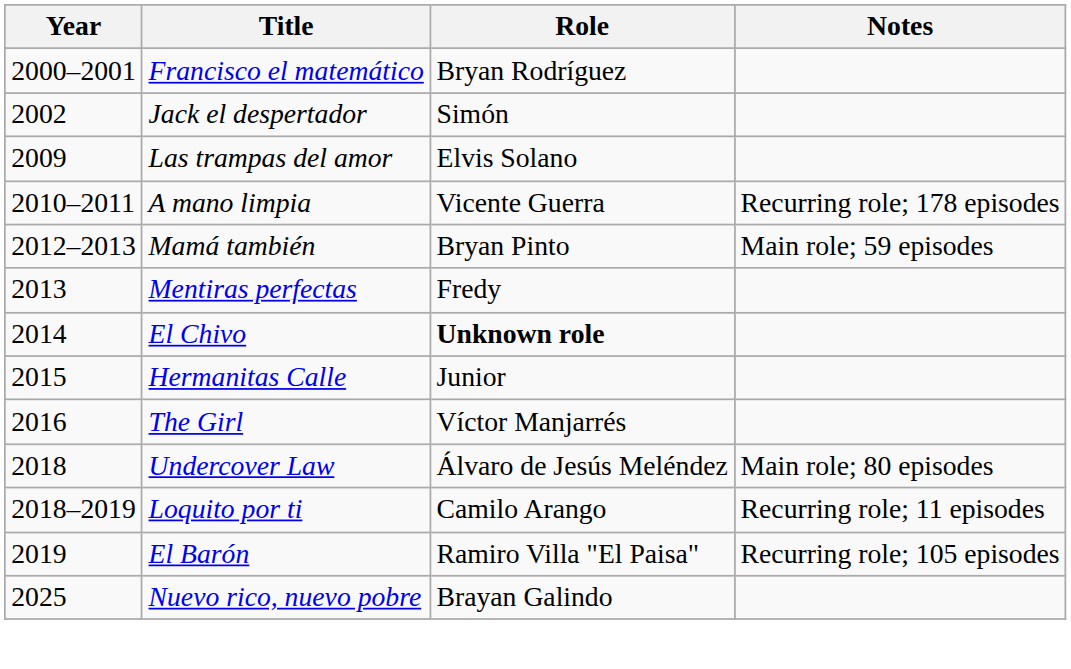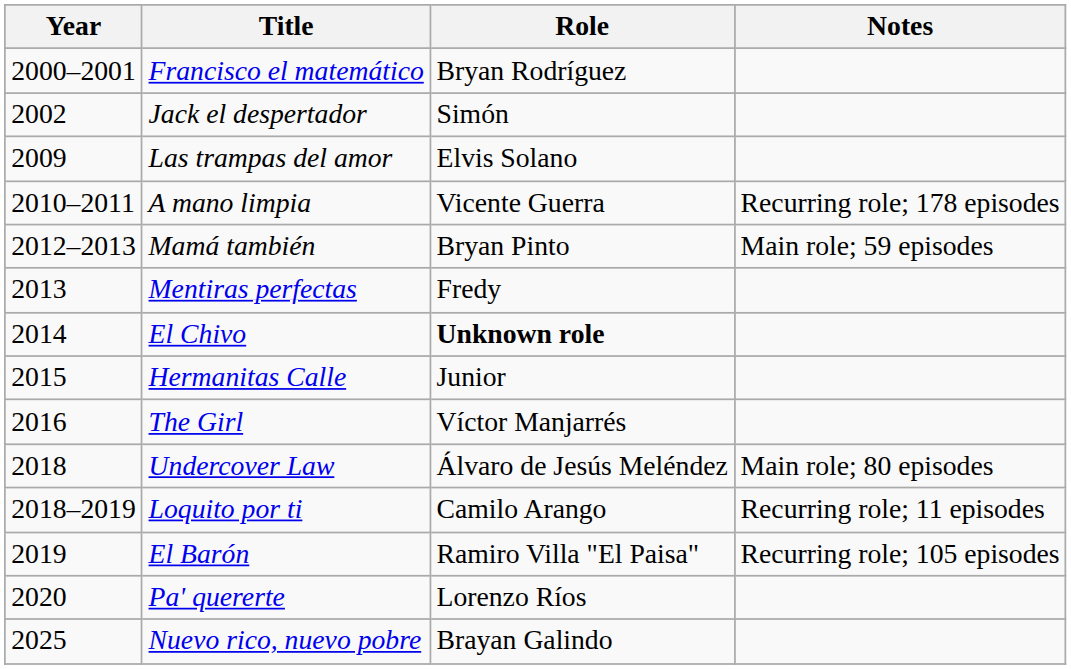+ row: (217, 597)
